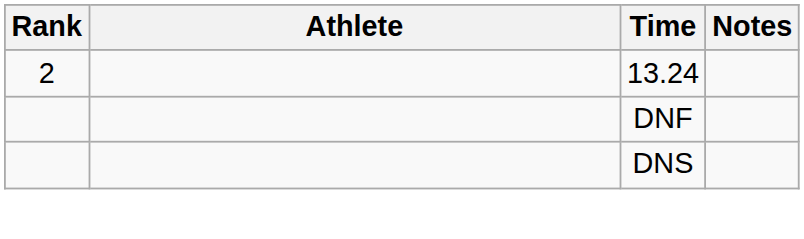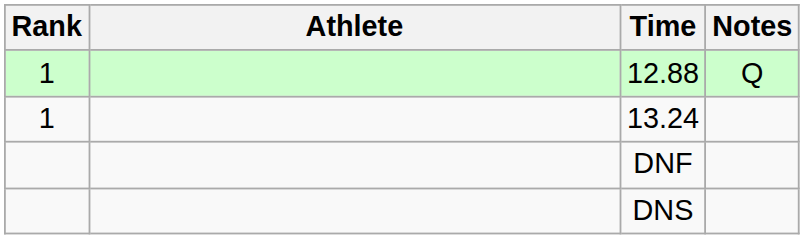+ row: (663, 73)
(47, 73) 2 -> (47, 118) 1
